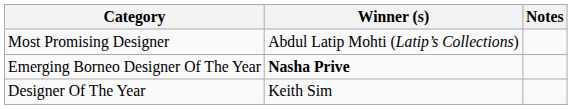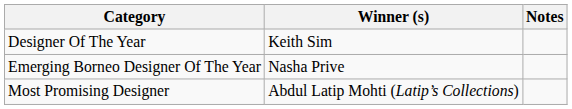rows swapped: (77, 91) <-> (89, 41)
(309, 66) bold -> (306, 66) normal
